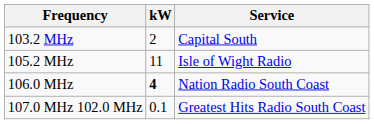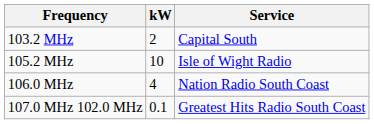(156, 61) 11 -> (156, 61) 10
(153, 84) bold -> (153, 84) normal
